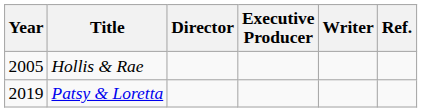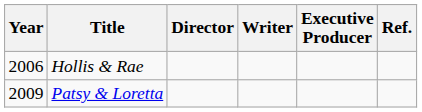columns swapped: (278, 28) <-> (348, 28)
(26, 65) 2005 -> (26, 65) 2006
(26, 93) 2019 -> (26, 93) 2009
